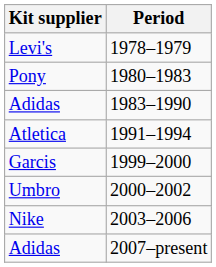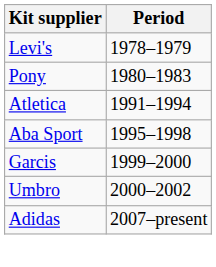- row: (151, 104)
+ row: (151, 133)
- row: (151, 219)
